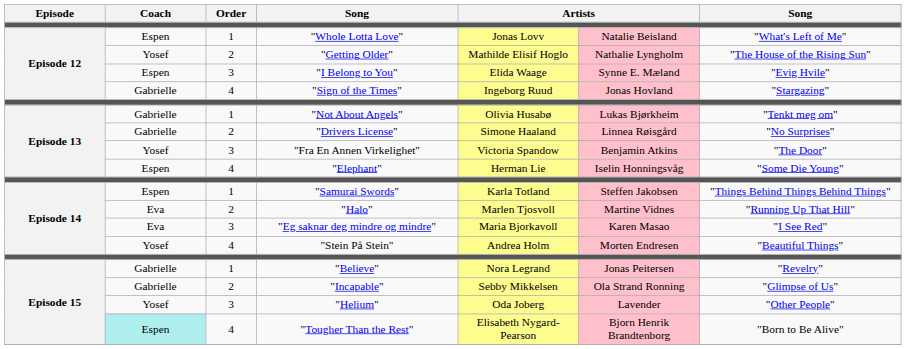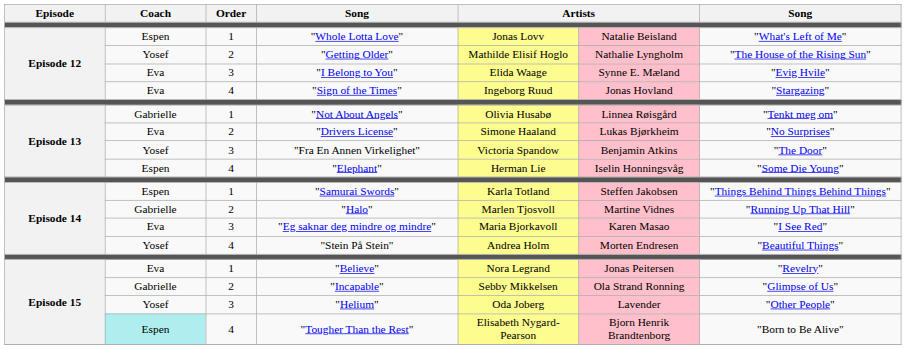(155, 72) Espen -> (155, 72) Eva
(155, 90) Gabrielle -> (155, 90) Eva
(639, 114) Lukas Bjørkheim -> (639, 114) Linnea Røisgård
(155, 132) Gabrielle -> (155, 132) Eva
(639, 132) Linnea Røisgård -> (639, 132) Lukas Bjørkheim
(155, 209) Eva -> (155, 209) Gabrielle
(155, 268) Gabrielle -> (155, 268) Eva
